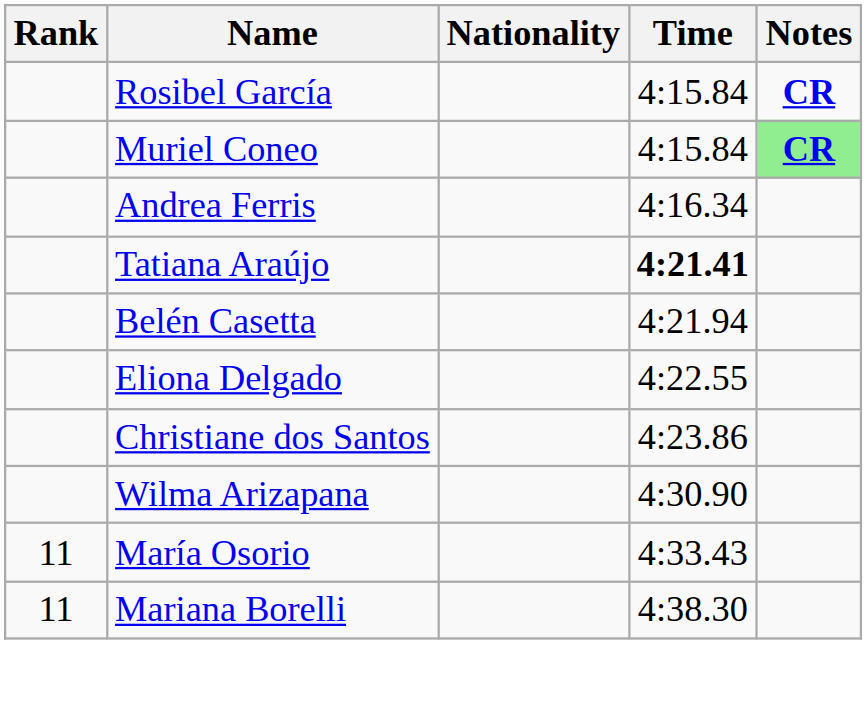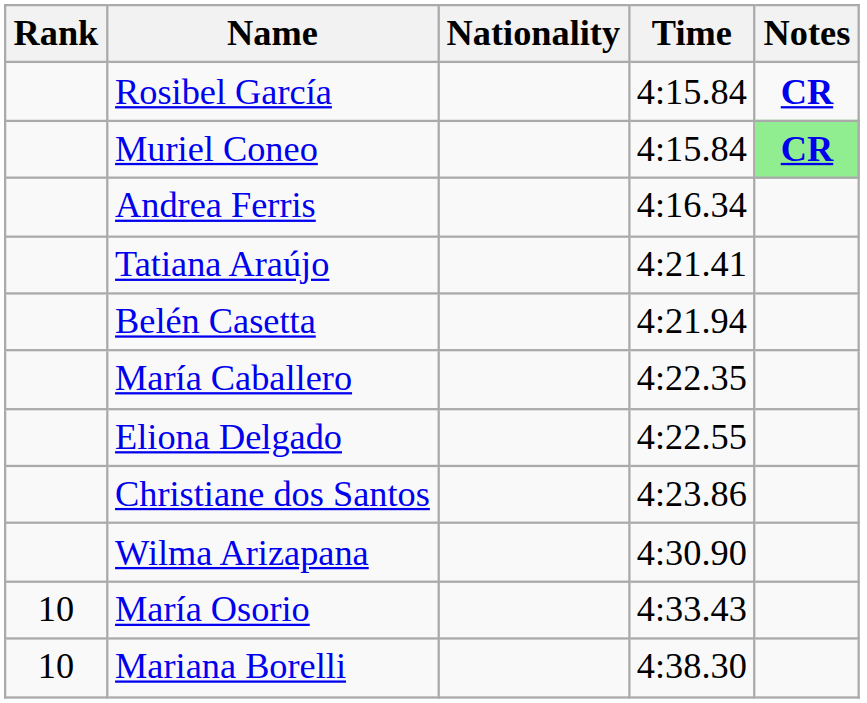(693, 263) bold -> (692, 263) normal
+ row: (234, 378)
(56, 551) 11 -> (56, 609) 10
(56, 609) 11 -> (56, 666) 10
